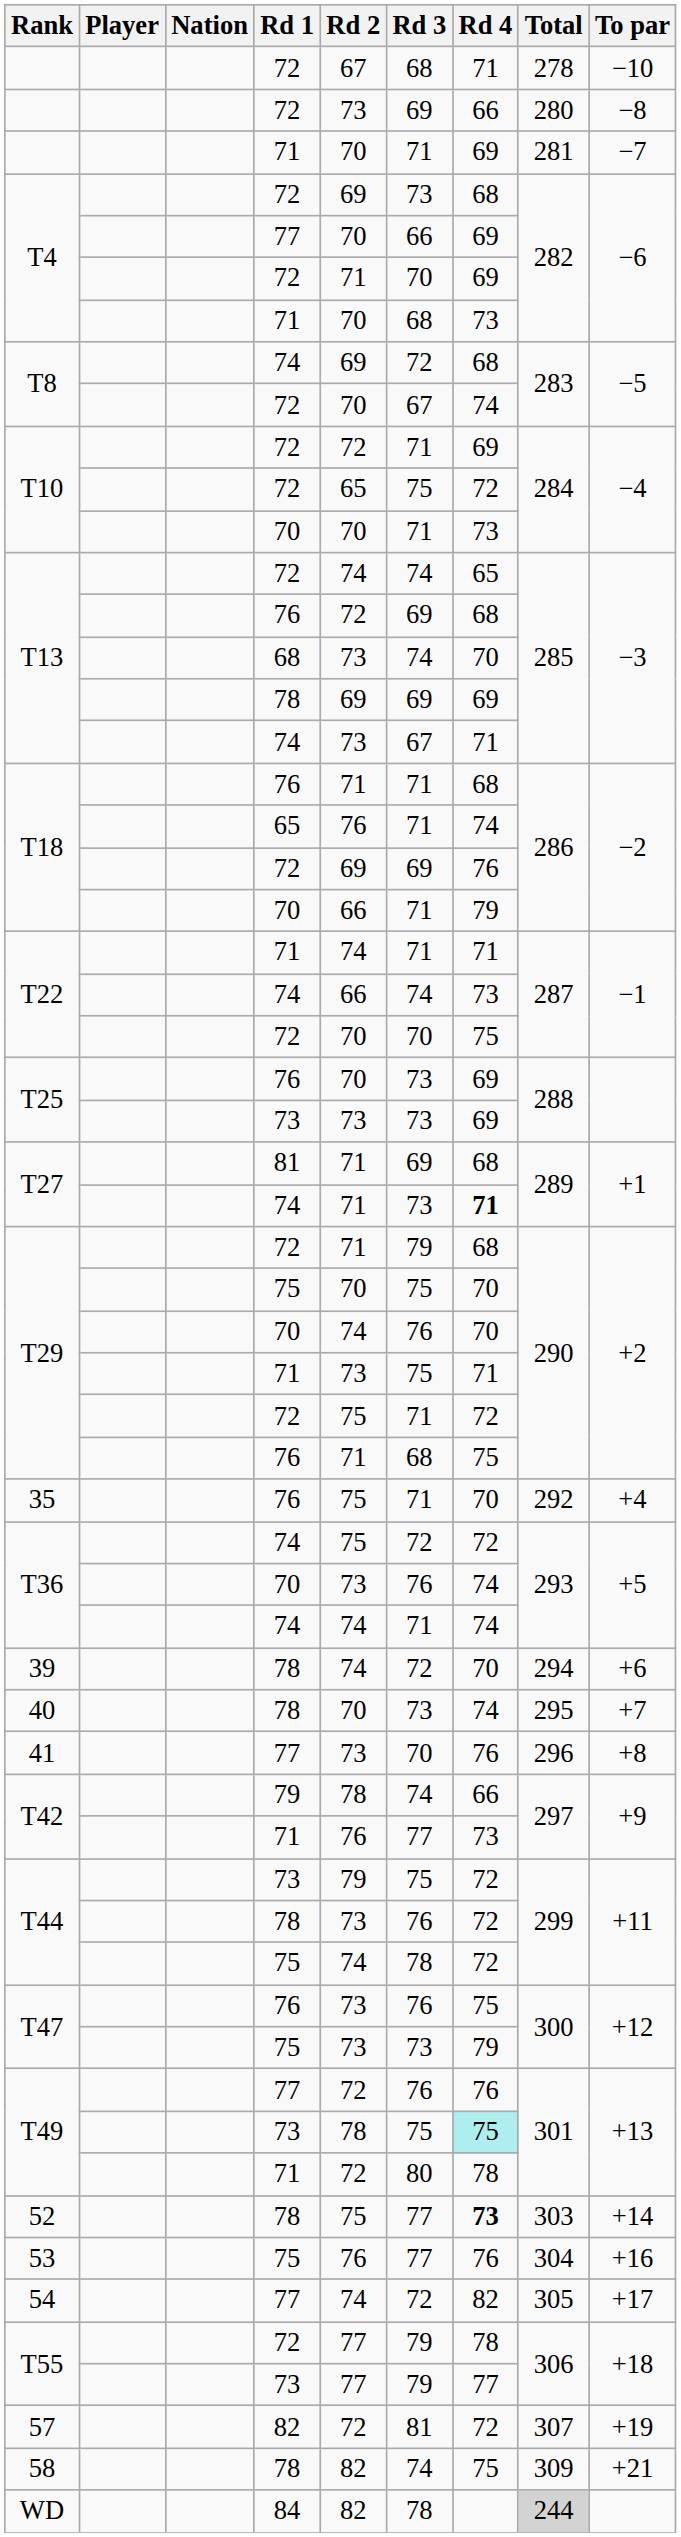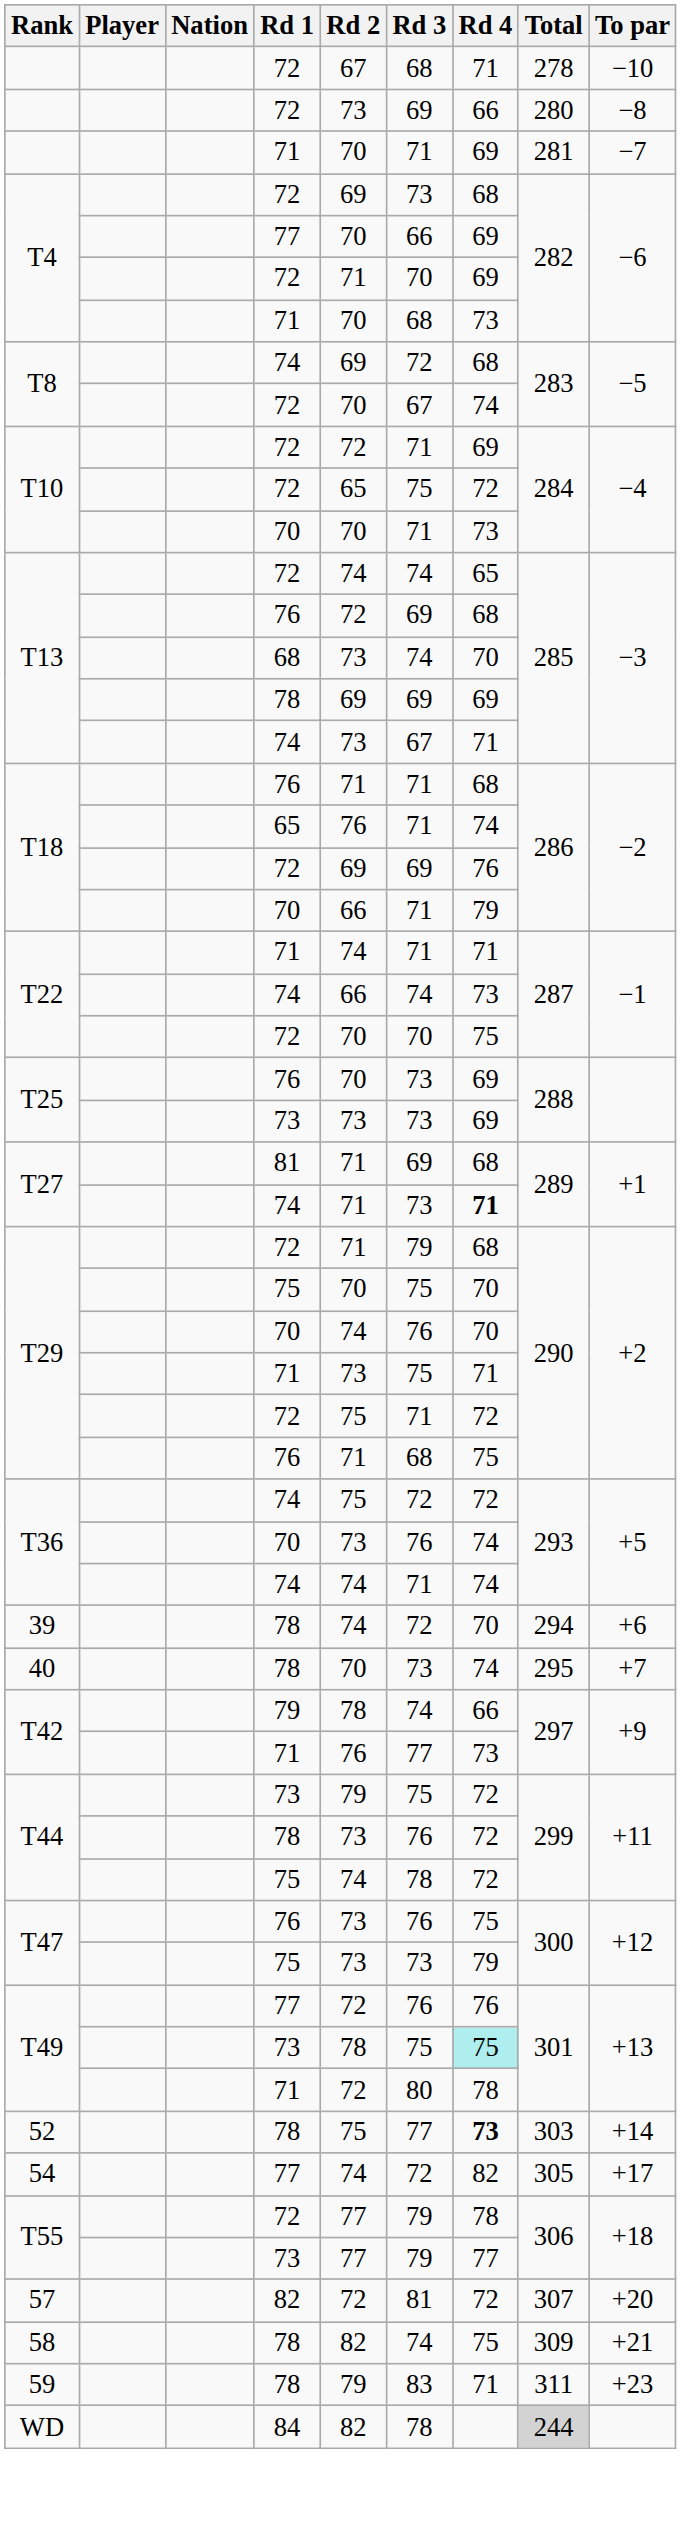- row: (42, 1499)
- row: (42, 1752)
- row: (42, 2258)
(632, 2426) +19 -> (632, 2300) +20
+ row: (42, 2384)
